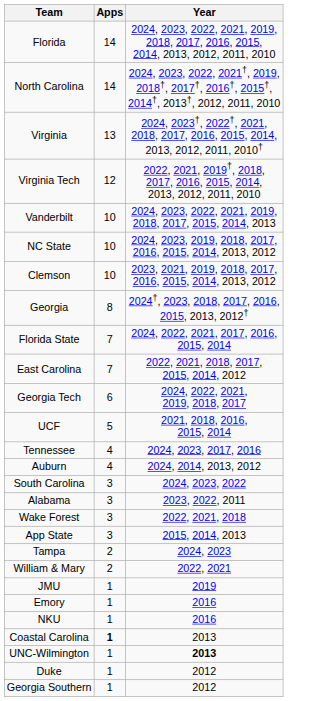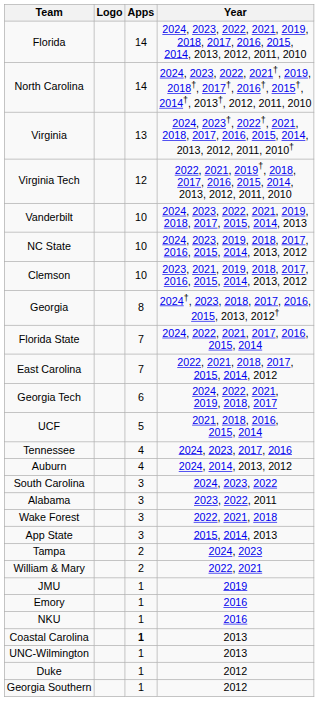+ column: (109, 13)
(204, 654) bold -> (235, 654) normal
